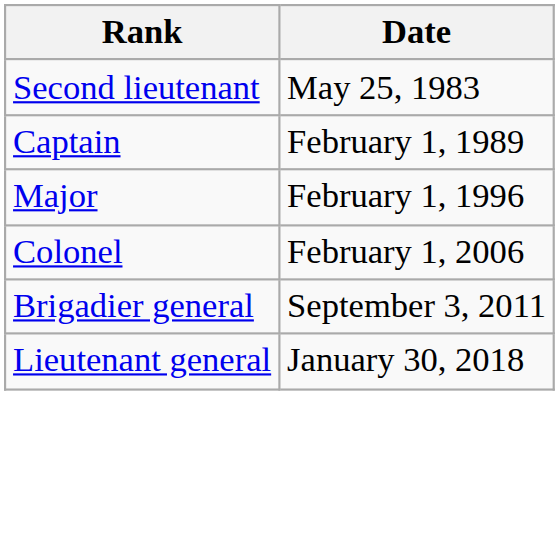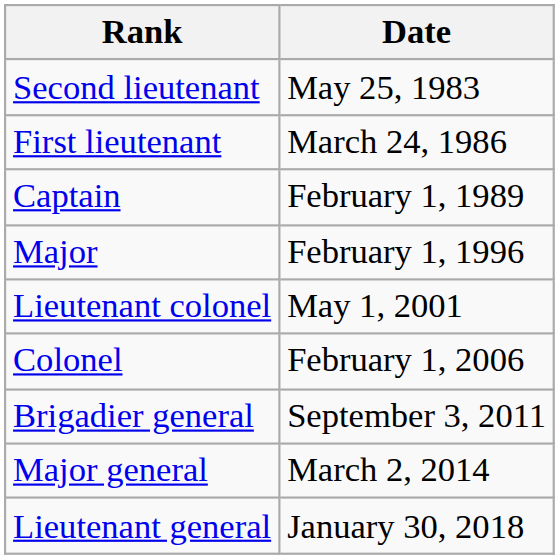+ row: (117, 141)
+ row: (142, 305)
+ row: (110, 470)
